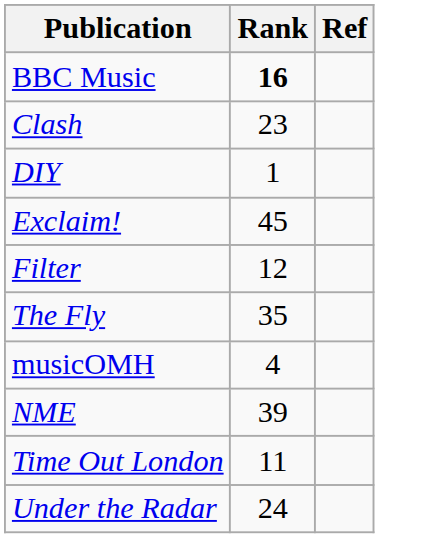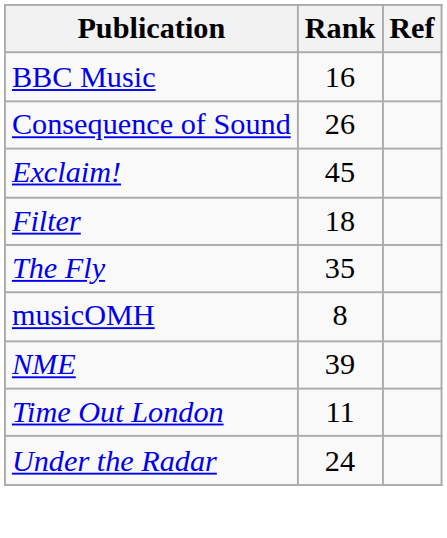(273, 76) bold -> (340, 76) normal
- row: (47, 124)
+ row: (151, 124)
- row: (36, 172)
(273, 268) 12 -> (340, 220) 18
(273, 364) 4 -> (340, 316) 8
